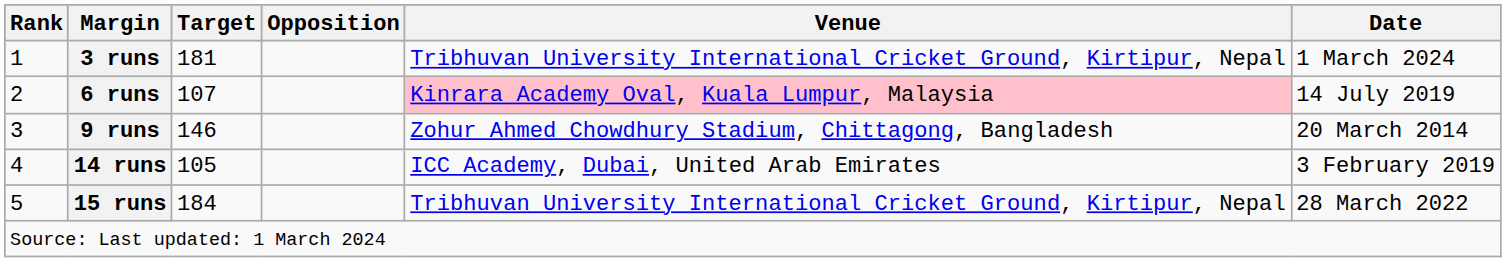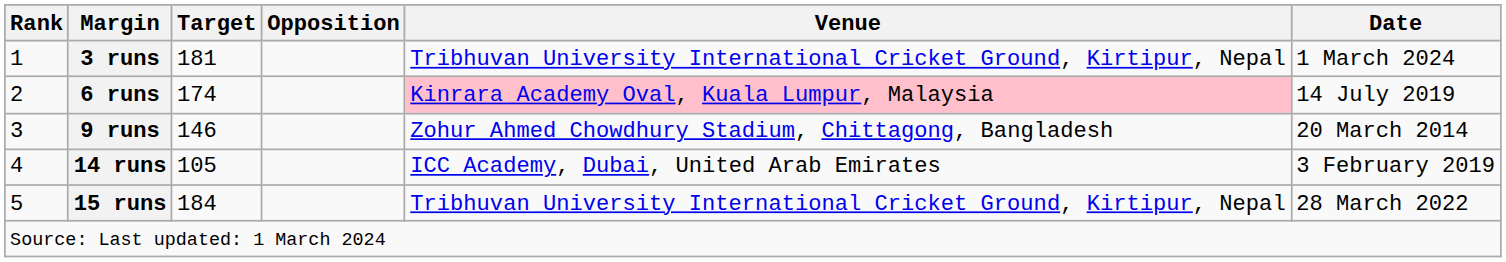(197, 95) 107 -> (197, 95) 174
